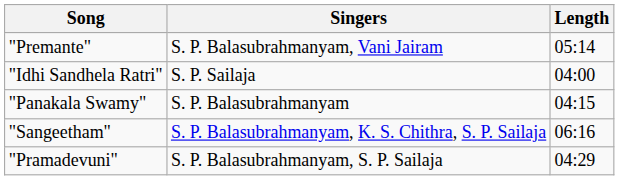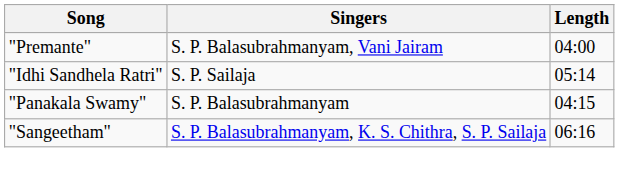(575, 47) 05:14 -> (575, 47) 04:00
(575, 75) 04:00 -> (575, 75) 05:14
- row: (63, 160)
